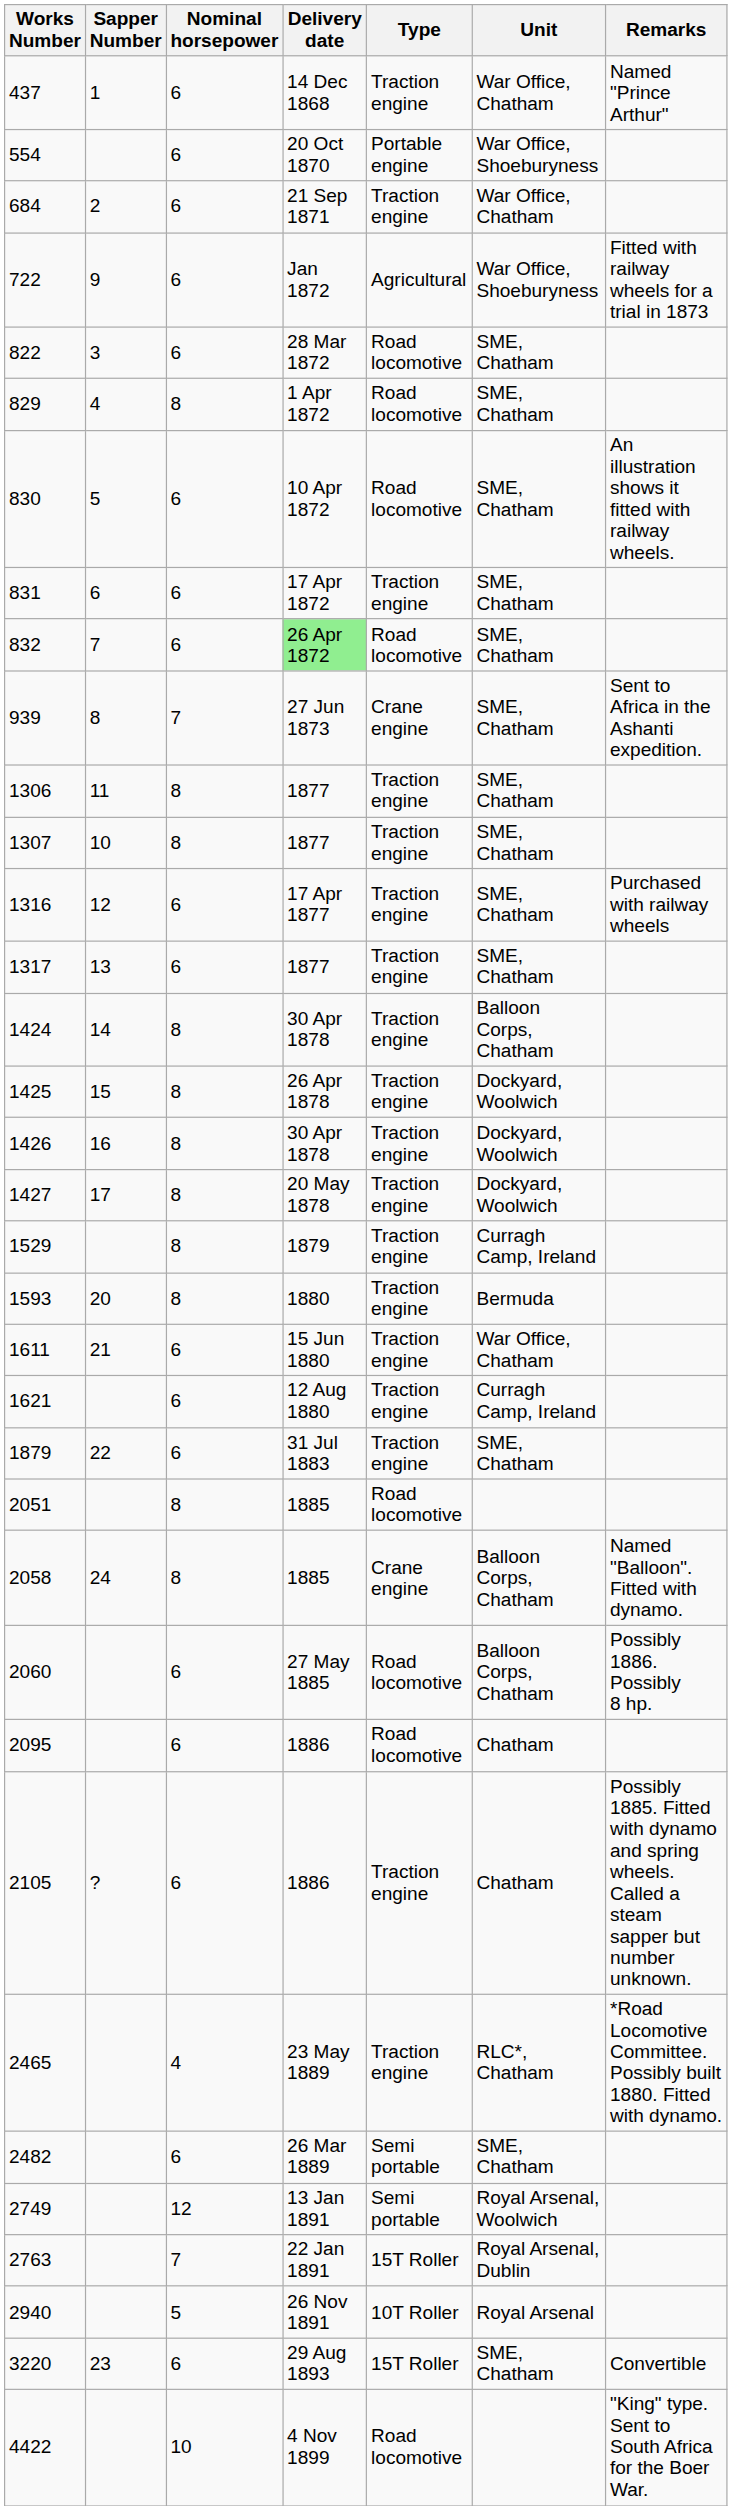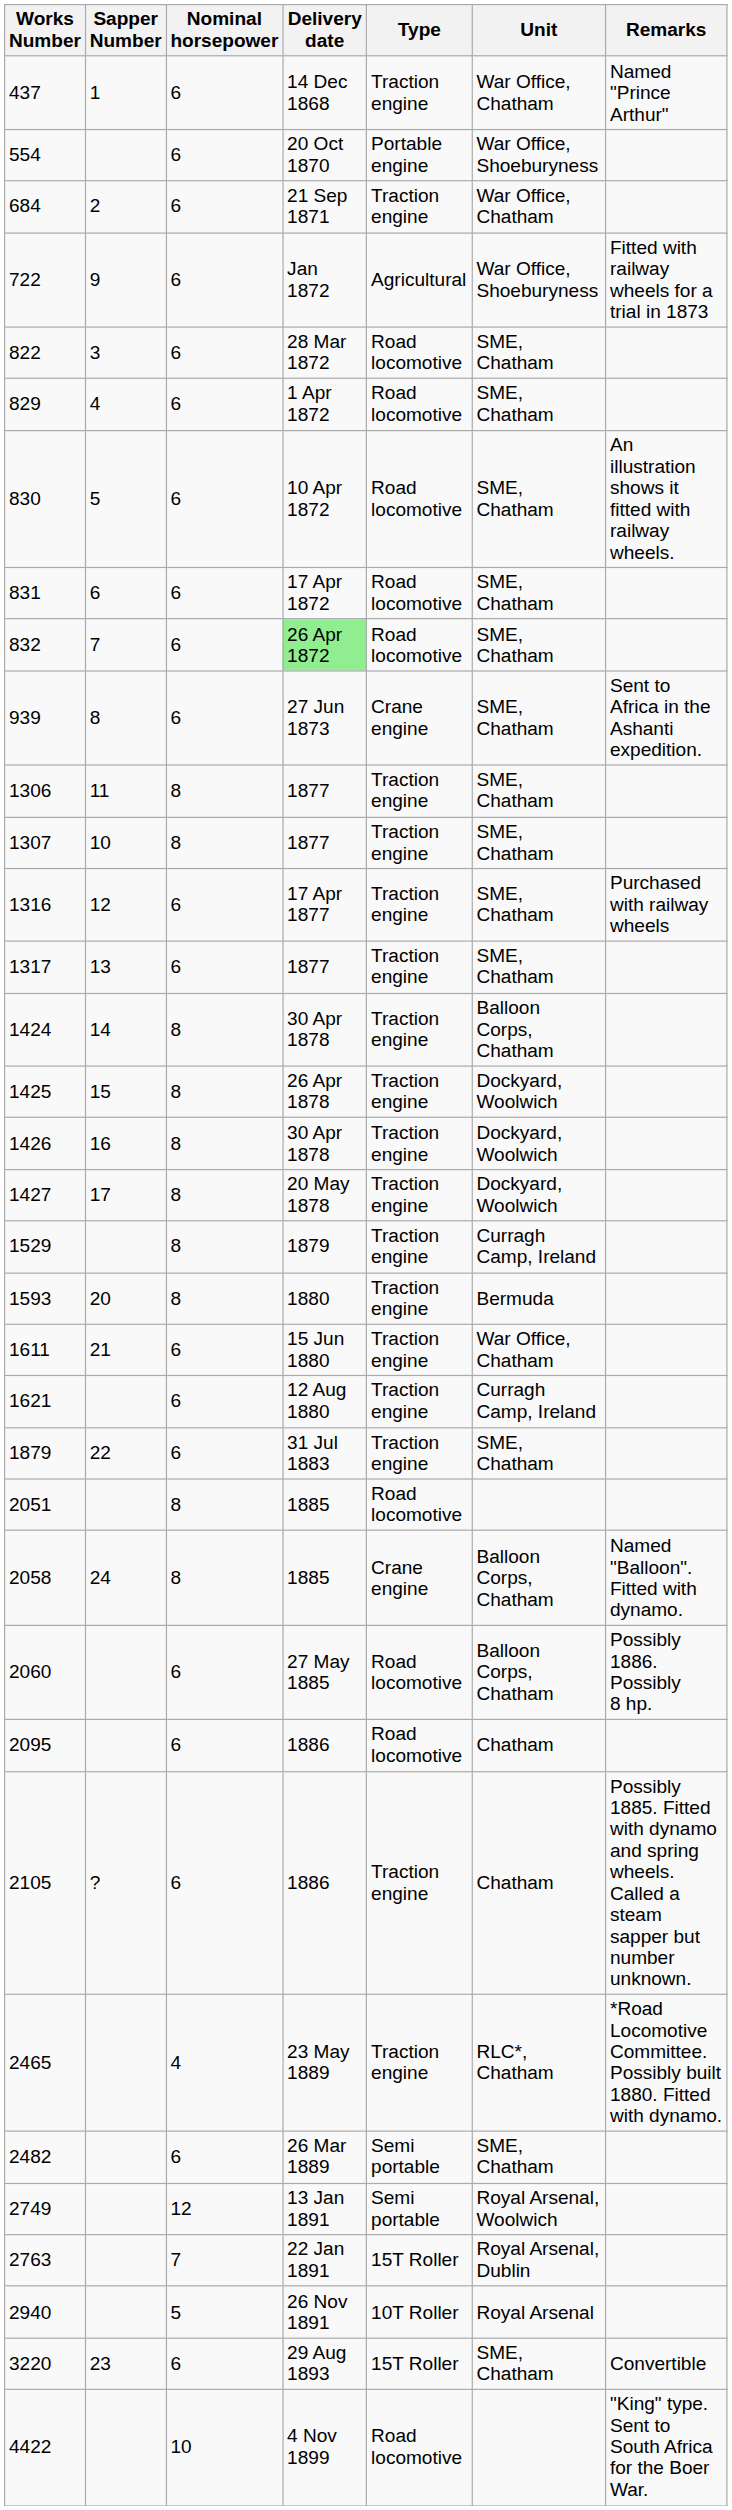(176, 404) 8 -> (176, 404) 6
(405, 593) Traction engine -> (417, 593) Road locomotive
(176, 717) 7 -> (176, 717) 6
